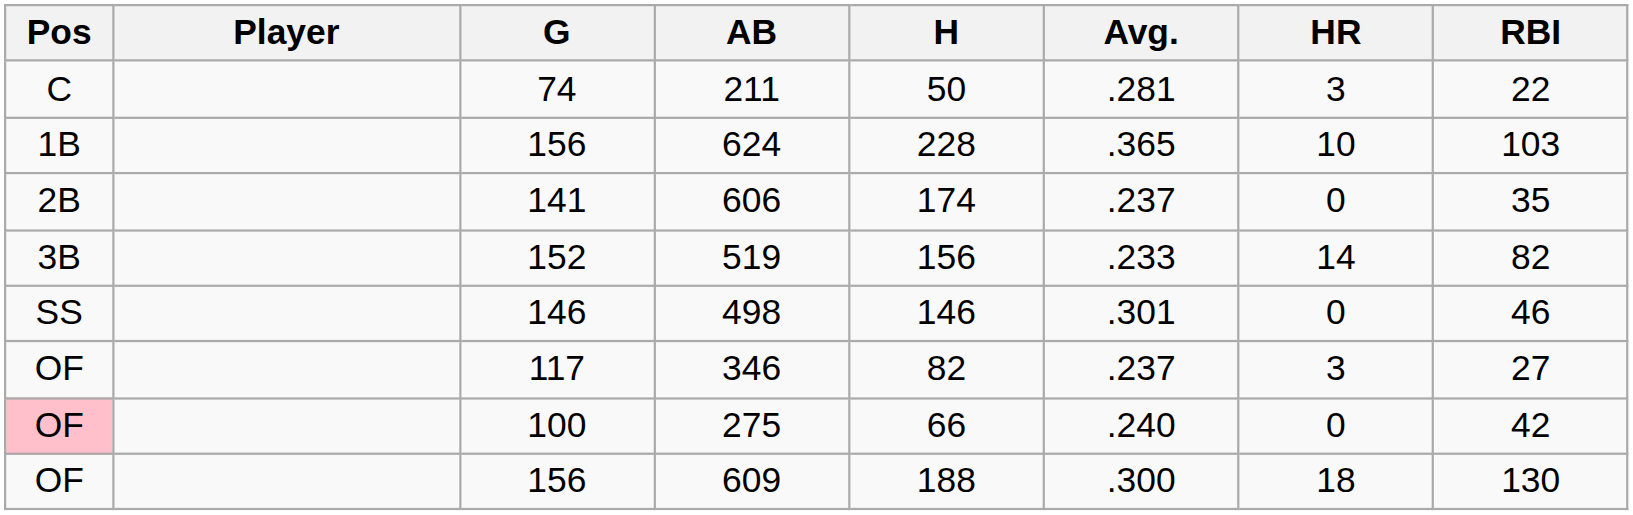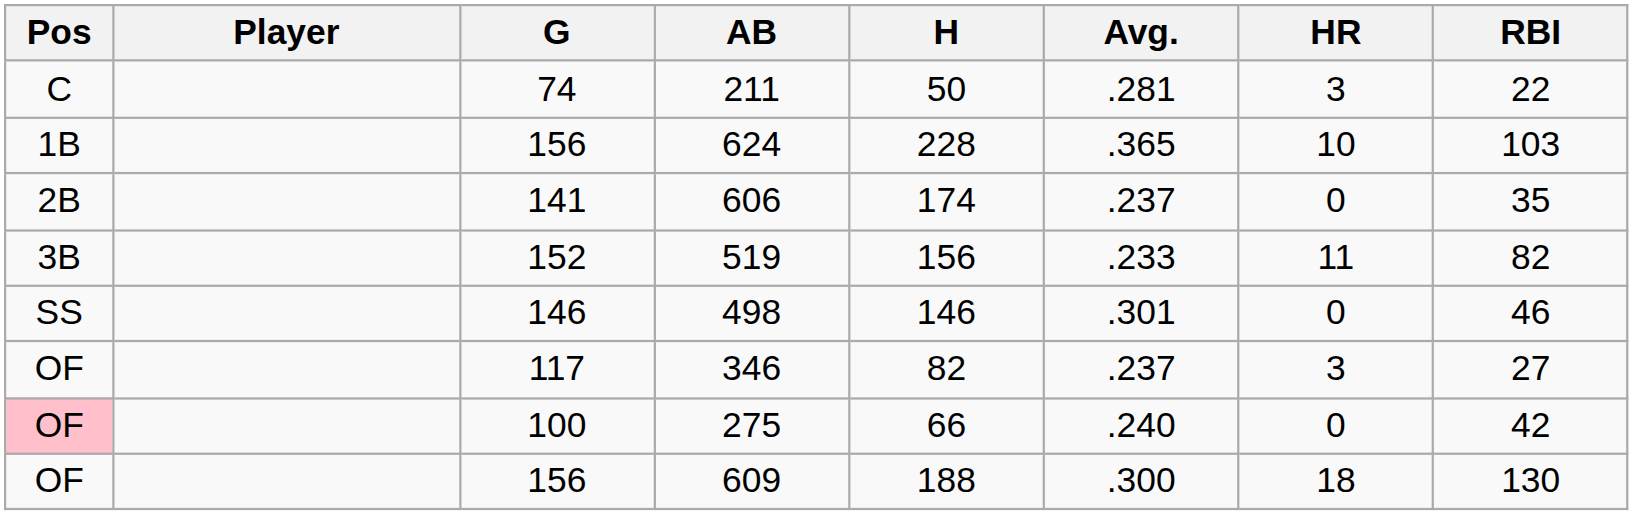(1336, 256) 14 -> (1336, 256) 11
